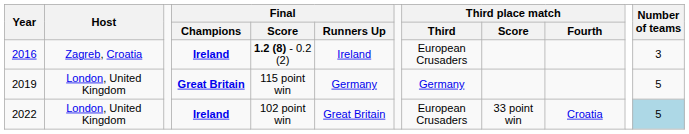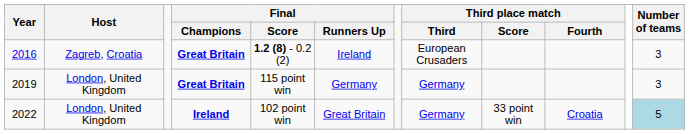(211, 55) Ireland -> (211, 55) Great Britain
(658, 85) 5 -> (658, 85) 3
(442, 114) European Crusaders -> (442, 114) Germany
